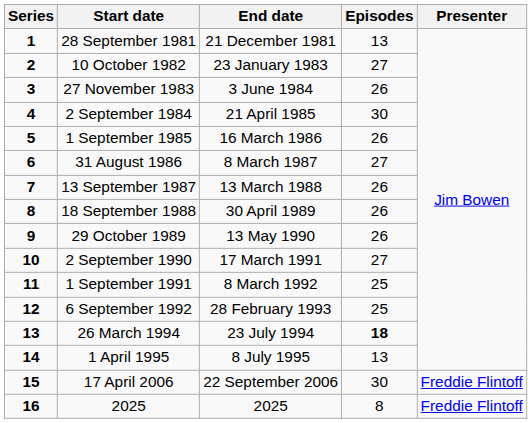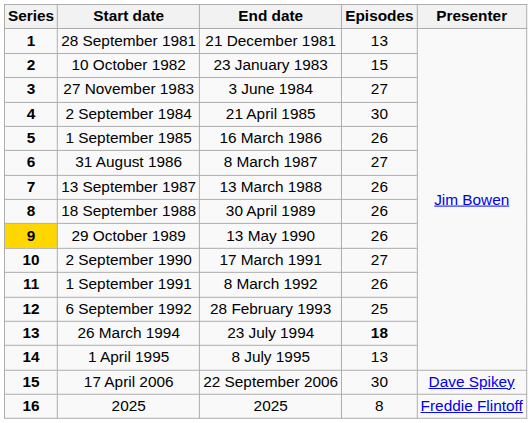(379, 65) 27 -> (379, 65) 15
(379, 89) 26 -> (379, 89) 27
(31, 235) no background -> (31, 235) gold background
(379, 284) 25 -> (379, 284) 26
(472, 382) Freddie Flintoff -> (472, 382) Dave Spikey
